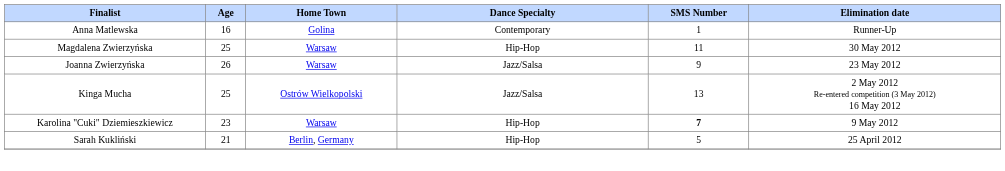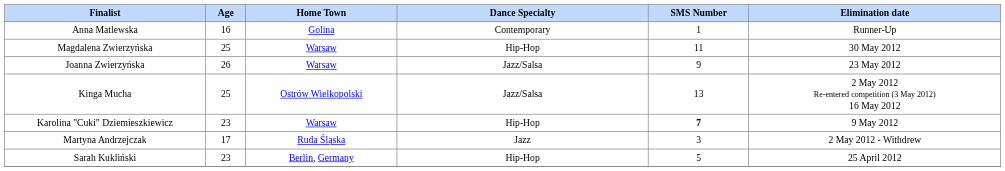+ row: (105, 140)
(226, 140) 21 -> (226, 157) 23
